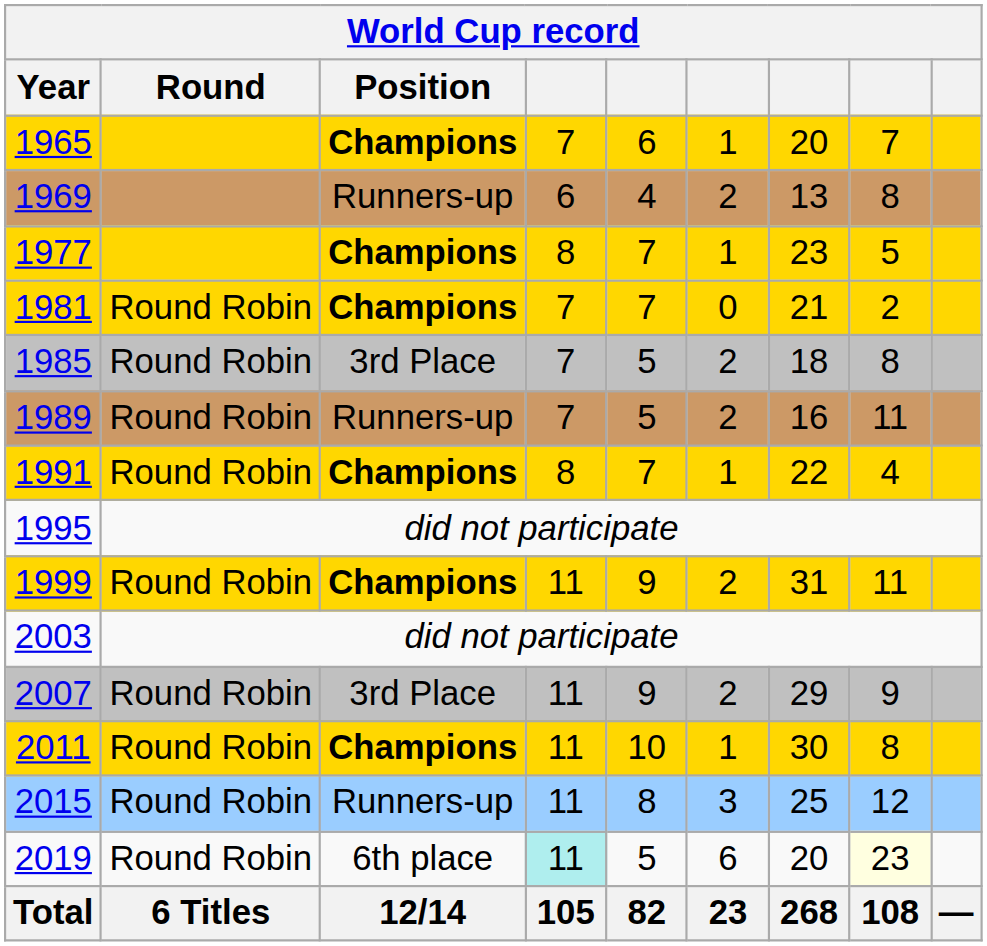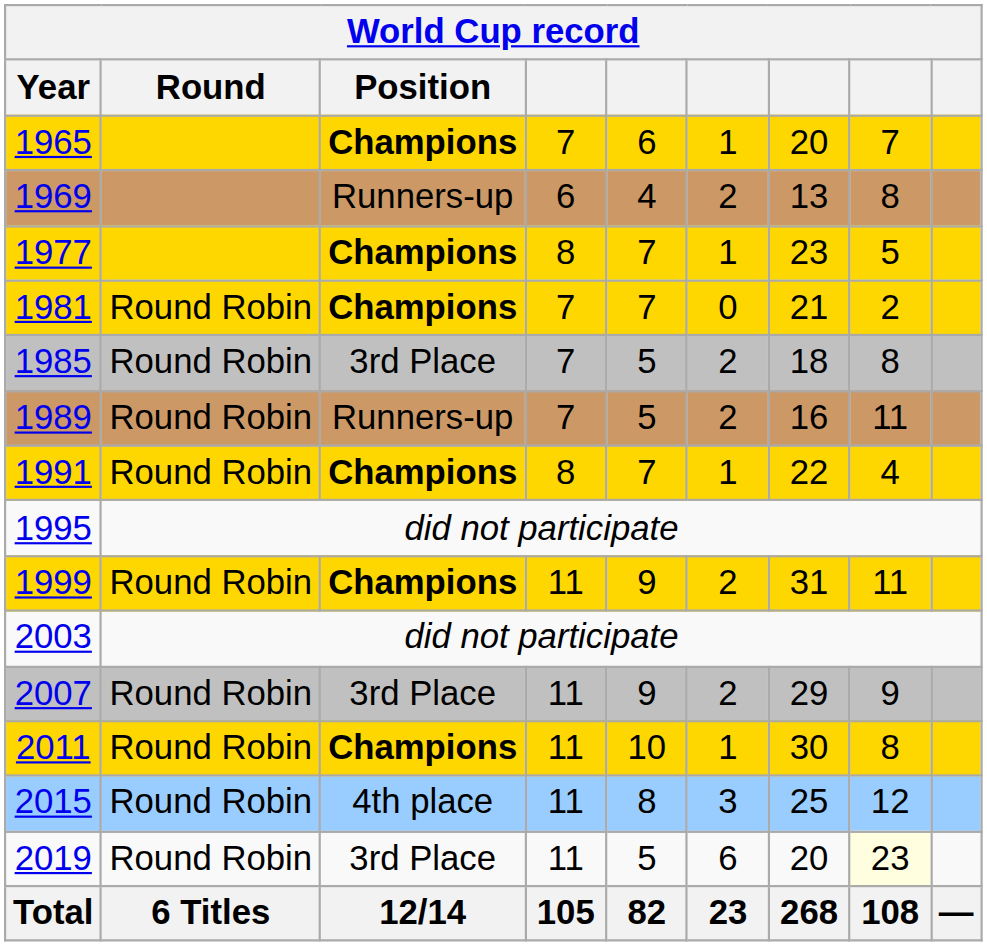(423, 802) Runners-up -> (423, 802) 4th place
(423, 857) 6th place -> (423, 857) 3rd Place
(566, 857) paleturquoise background -> (566, 857) no background
